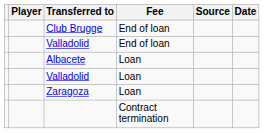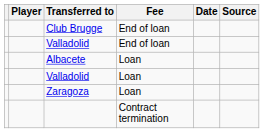columns swapped: (245, 12) <-> (213, 12)
